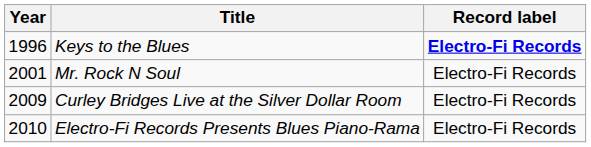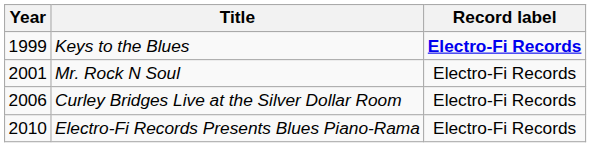(28, 45) 1996 -> (28, 45) 1999
(28, 100) 2009 -> (28, 100) 2006
